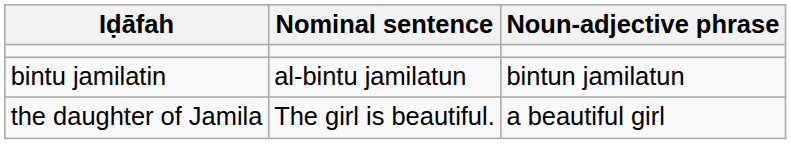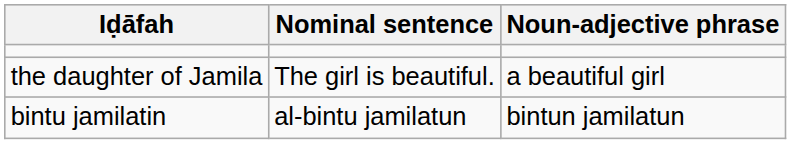rows swapped: (88, 76) <-> (137, 117)
